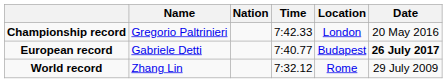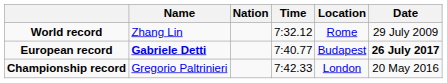rows swapped: (67, 68) <-> (67, 31)
(167, 50) normal -> (169, 50) bold
